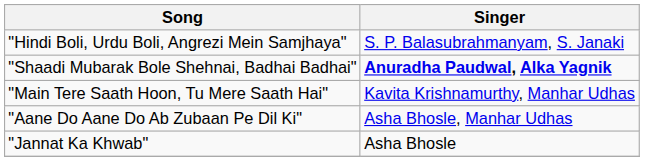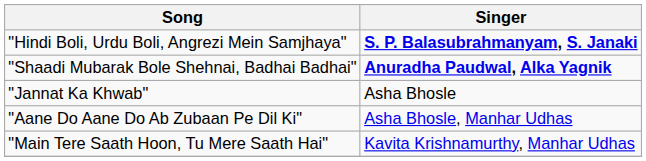(494, 42) normal -> (501, 42) bold
rows swapped: (168, 93) <-> (78, 143)
